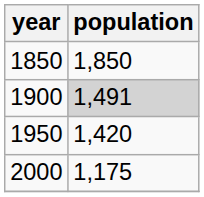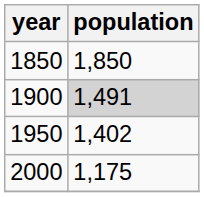(103, 135) 1,420 -> (103, 135) 1,402
